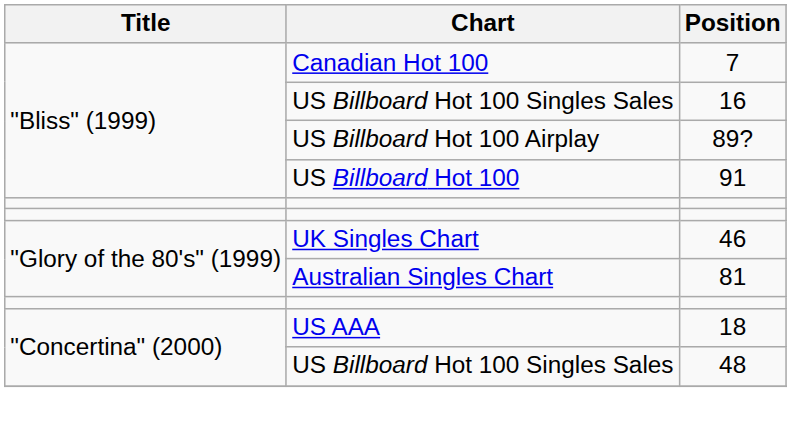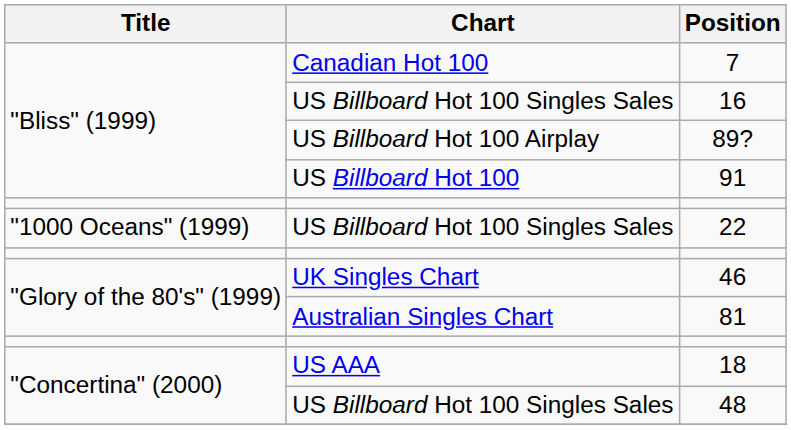+ row: (483, 227)
